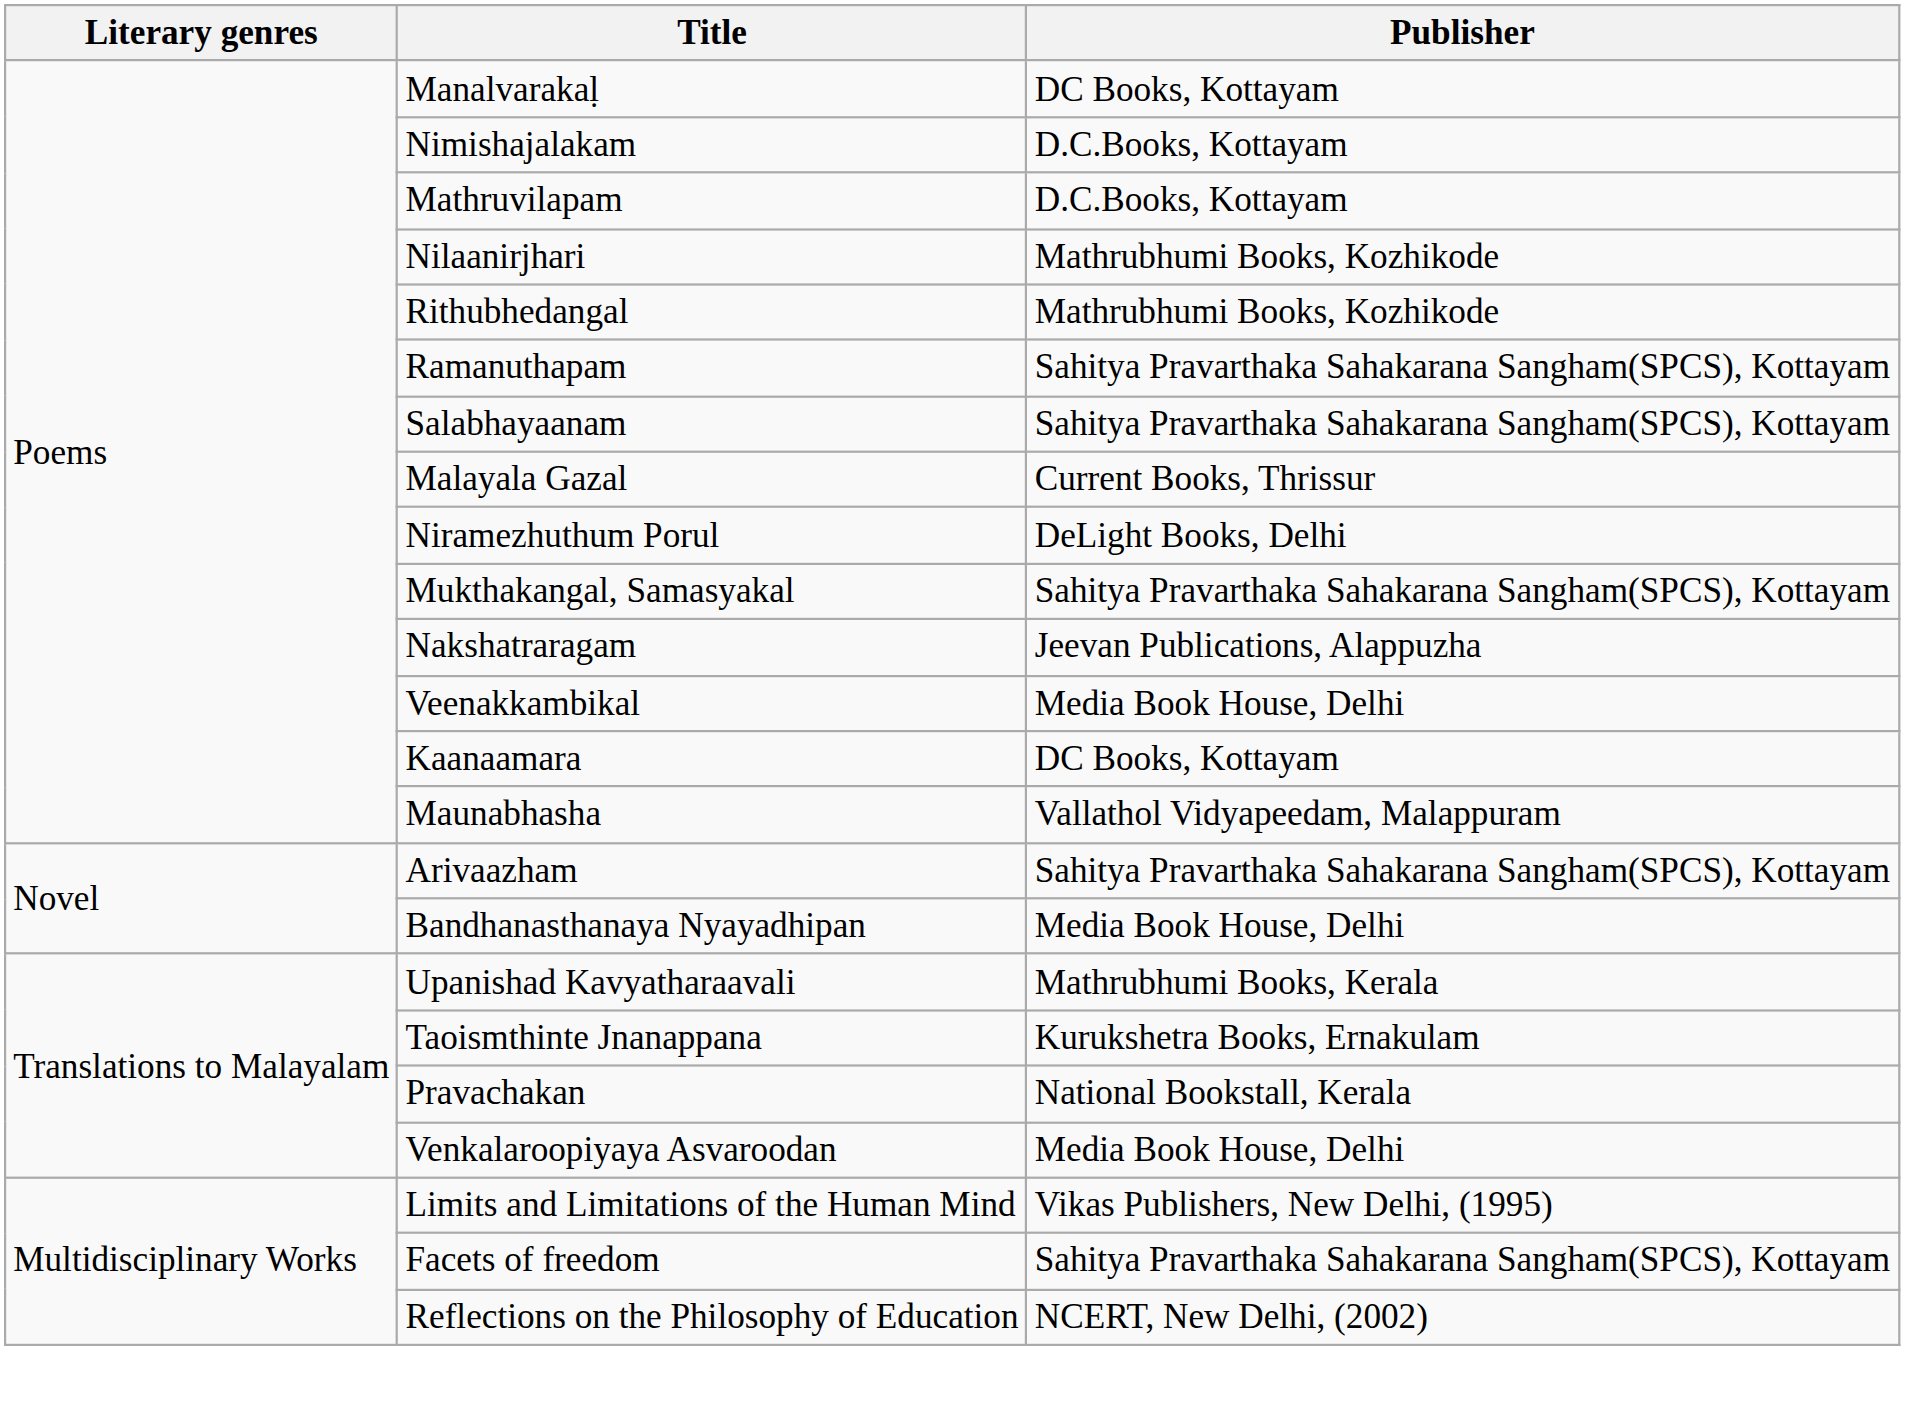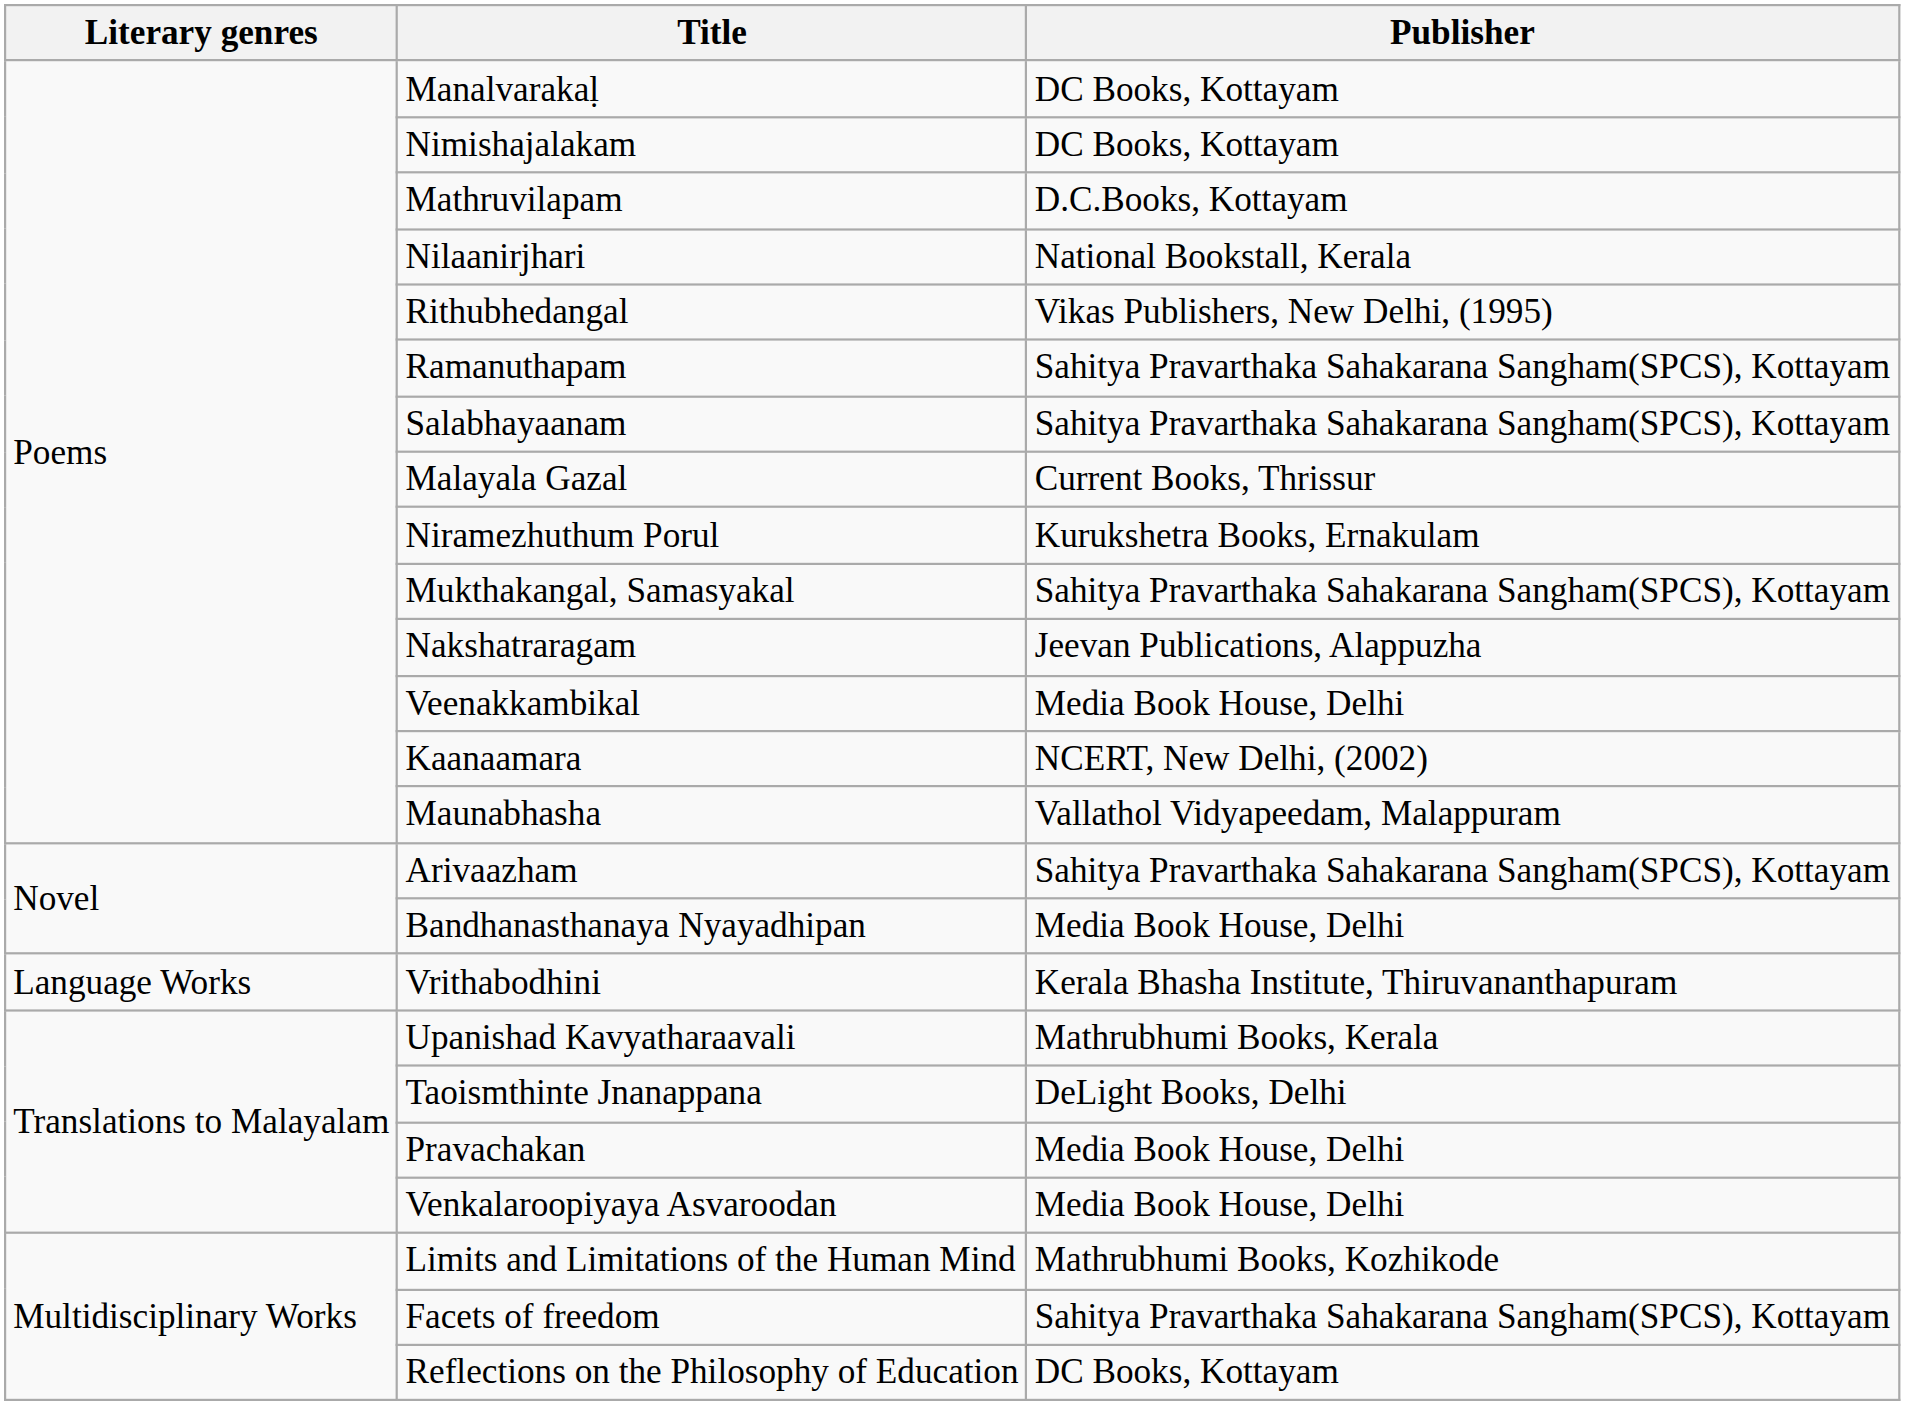(1191, 144) D.C.Books, Kottayam -> (1187, 144) DC Books, Kottayam
(1267, 255) Mathrubhumi Books, Kozhikode -> (1223, 255) National Bookstall, Kerala
(1267, 311) Mathrubhumi Books, Kozhikode -> (1294, 311) Vikas Publishers, New Delhi, (1995)
(1191, 534) DeLight Books, Delhi -> (1257, 534) Kurukshetra Books, Ernakulam
(1187, 758) DC Books, Kottayam -> (1231, 758) NCERT, New Delhi, (2002)
+ row: (503, 981)
(1257, 1037) Kurukshetra Books, Ernakulam -> (1191, 1093) DeLight Books, Delhi
(1223, 1093) National Bookstall, Kerala -> (1220, 1148) Media Book House, Delhi
(1294, 1204) Vikas Publishers, New Delhi, (1995) -> (1267, 1260) Mathrubhumi Books, Kozhikode
(1231, 1316) NCERT, New Delhi, (2002) -> (1187, 1372) DC Books, Kottayam
